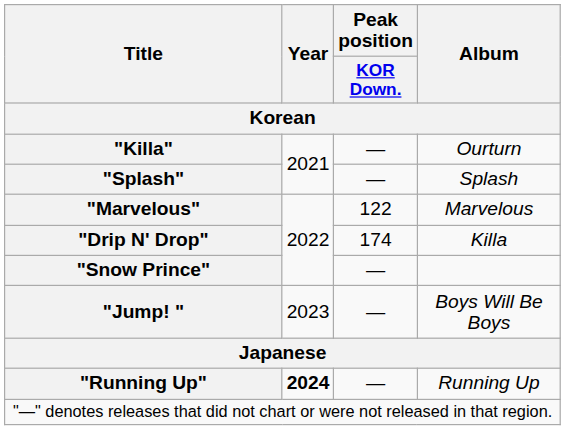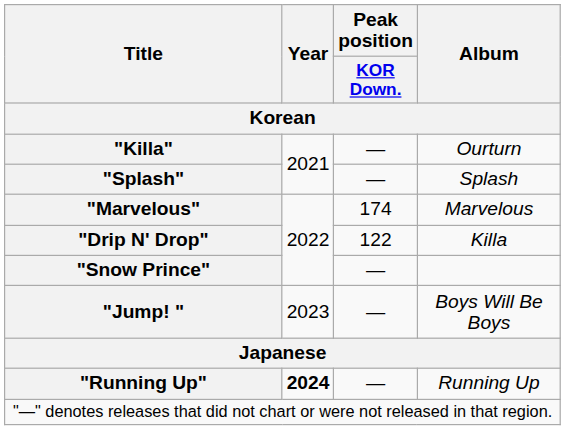(376, 209) 122 -> (376, 209) 174
(376, 240) 174 -> (376, 240) 122
